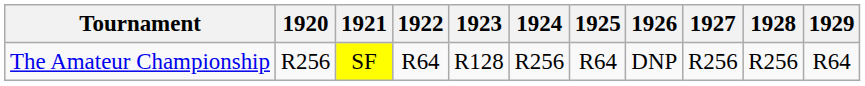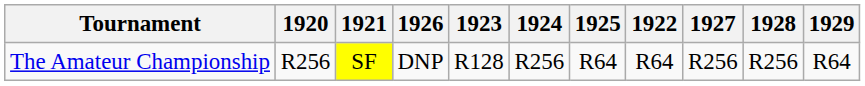columns swapped: (420, 23) <-> (654, 23)
